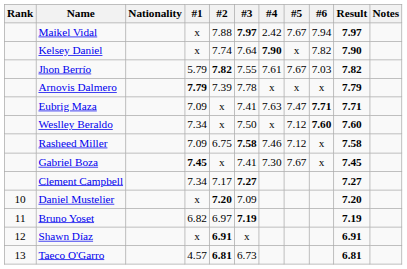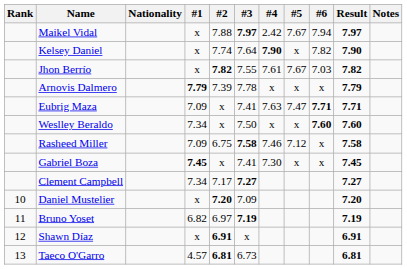(197, 69) 5.79 -> (197, 69) x
(297, 125) 7.12 -> (297, 125) x
(297, 162) 7.67 -> (297, 162) x
